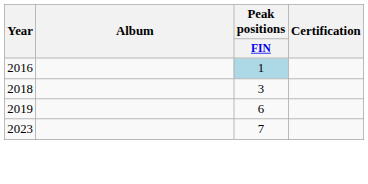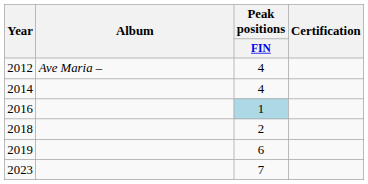+ row: (20, 68)
+ row: (20, 88)
(261, 88) 3 -> (261, 129) 2
